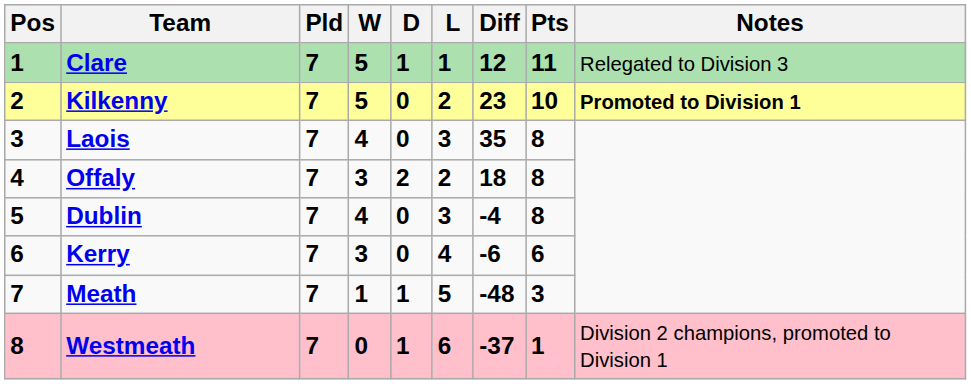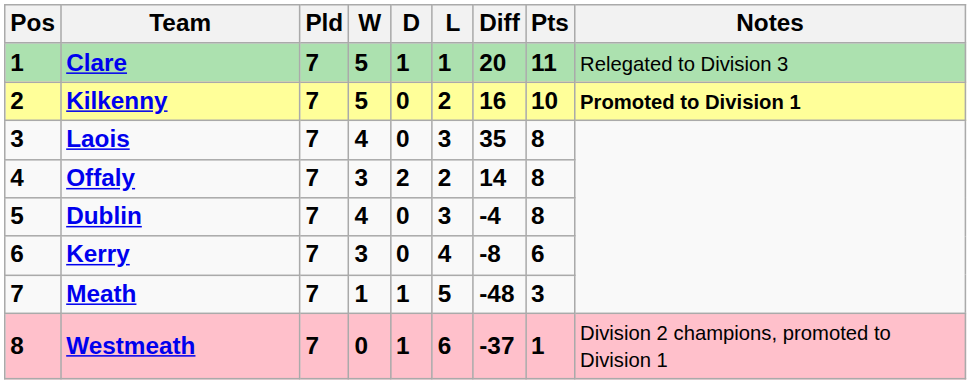(493, 62) 12 -> (493, 62) 20
(493, 100) 23 -> (493, 100) 16
(493, 178) 18 -> (493, 178) 14
(490, 255) -6 -> (490, 255) -8
